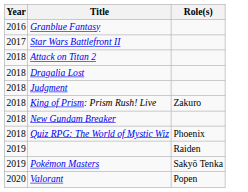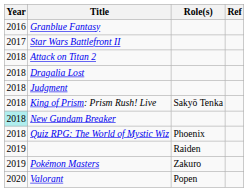+ column: (235, 12)
(187, 103) Zakuro -> (198, 103) Sakyō Tenka
(16, 118) no background -> (16, 118) paleturquoise background
(198, 164) Sakyō Tenka -> (187, 164) Zakuro
